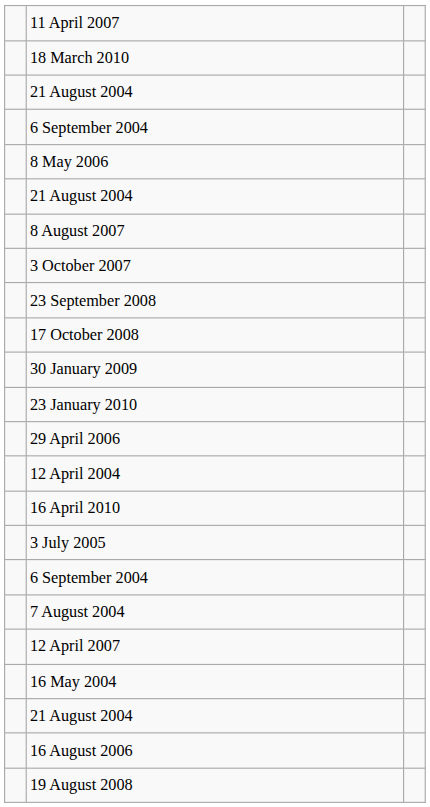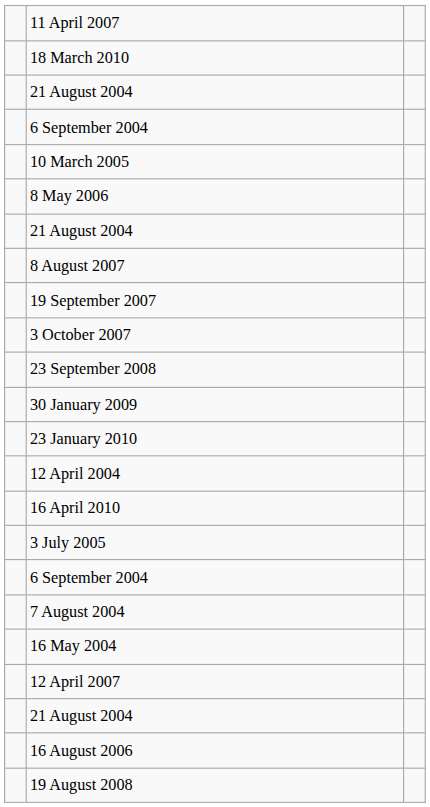+ row: (15, 162)
+ row: (15, 300)
- row: (15, 335)
- row: (15, 439)
rows swapped: (15, 647) <-> (15, 681)
